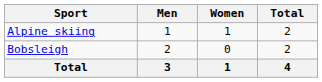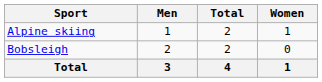columns swapped: (227, 14) <-> (287, 14)
